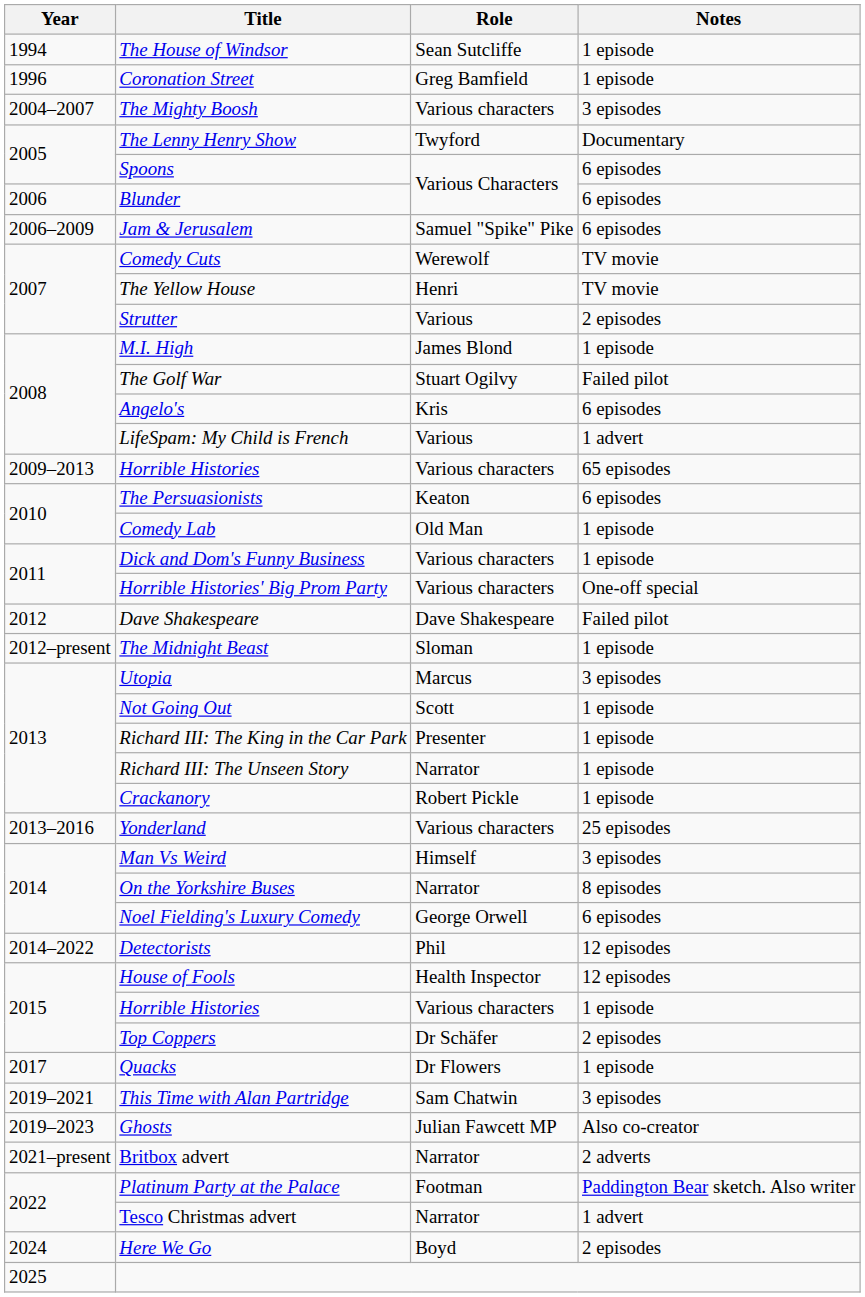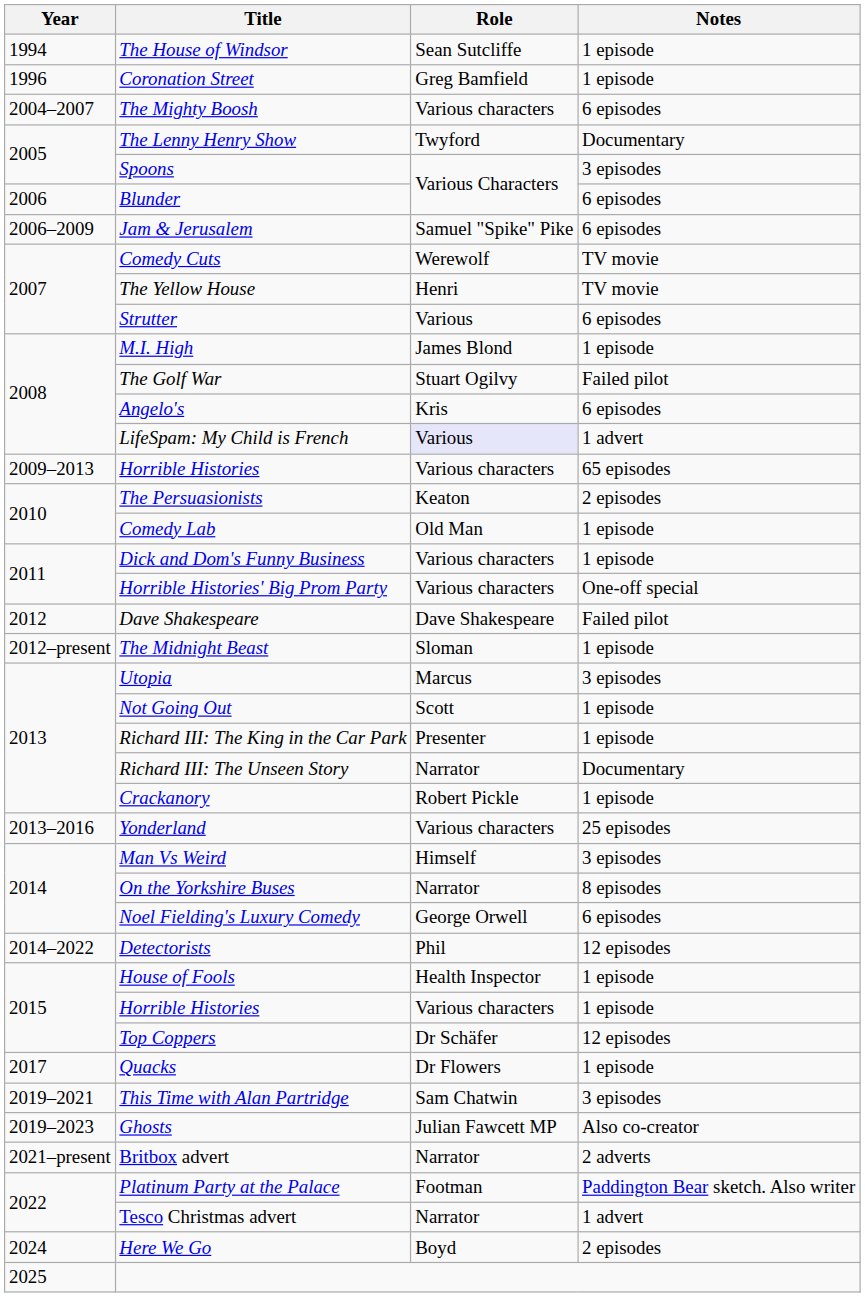(622, 109) 3 episodes -> (622, 109) 6 episodes
(622, 169) 6 episodes -> (622, 169) 3 episodes
(622, 318) 2 episodes -> (622, 318) 6 episodes
(444, 438) no background -> (444, 438) lavender background
(622, 498) 6 episodes -> (622, 498) 2 episodes
(618, 768) 1 episode -> (633, 768) Documentary
(626, 977) 12 episodes -> (618, 977) 1 episode
(622, 1037) 2 episodes -> (626, 1037) 12 episodes
